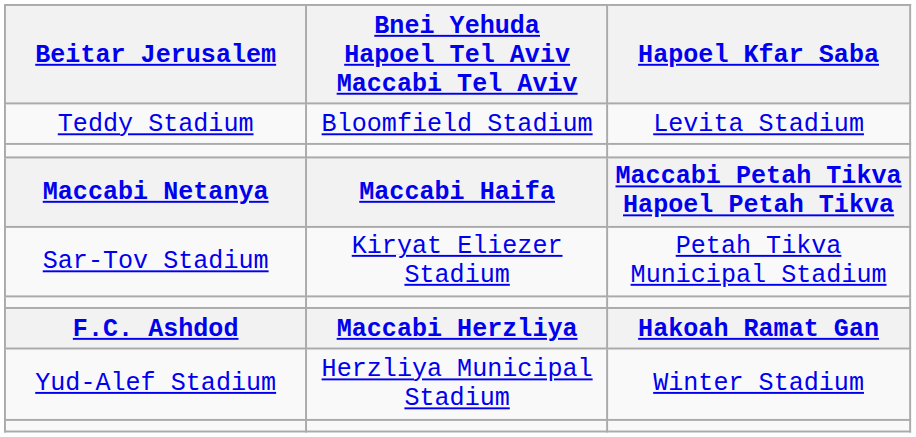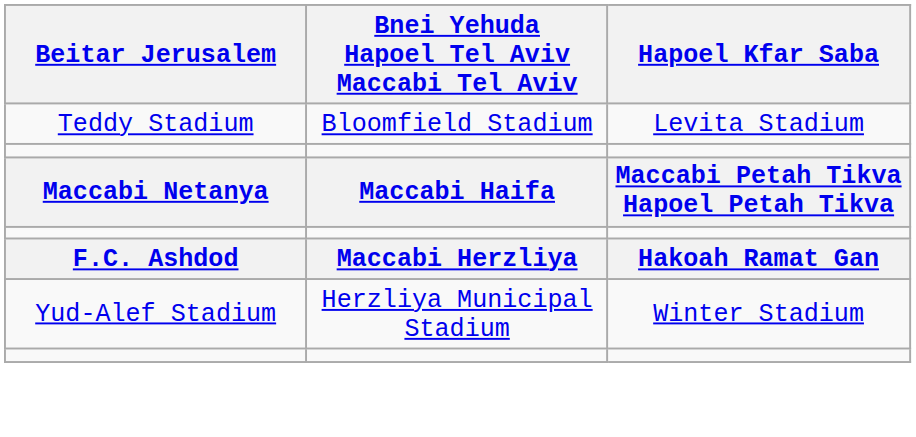- row: (156, 261)
